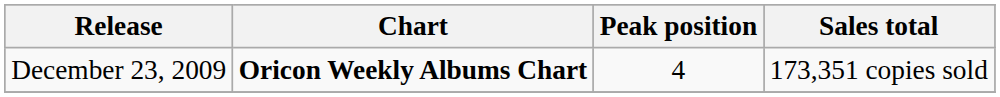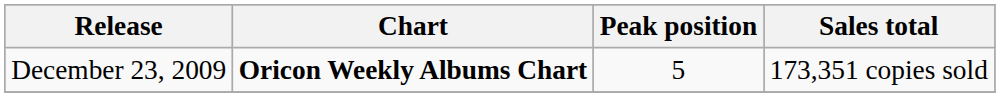(678, 69) 4 -> (678, 69) 5
